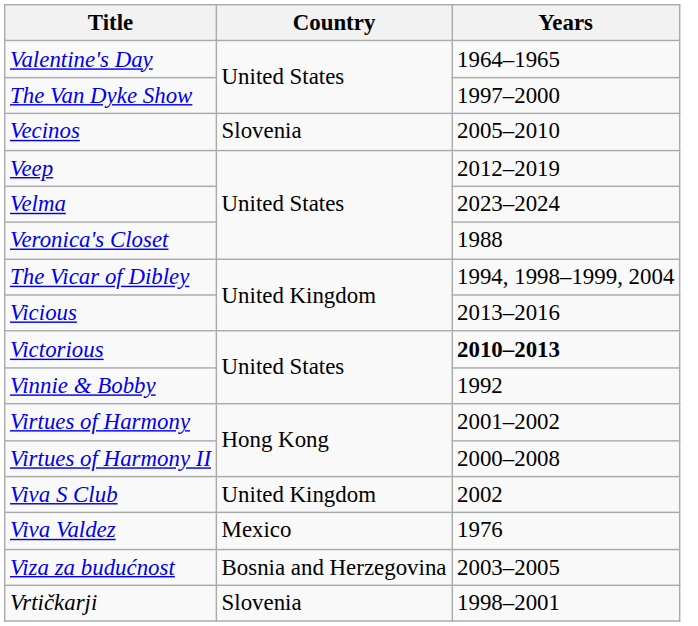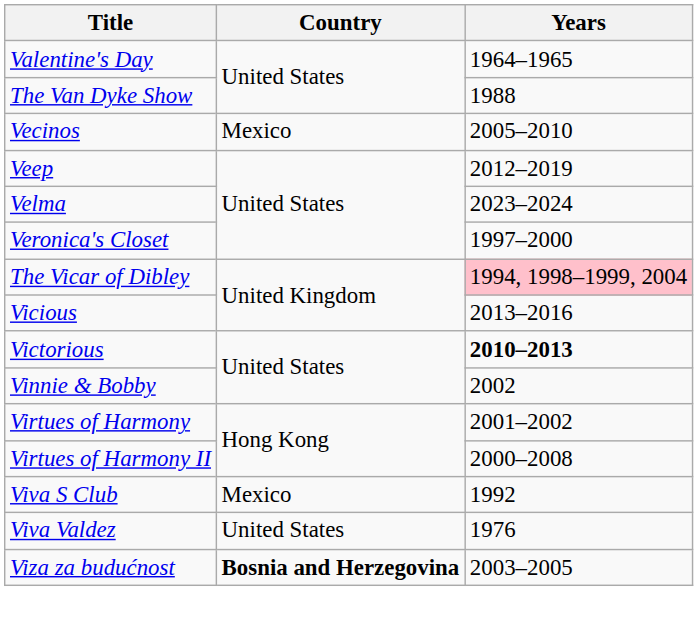(508, 95) 1997–2000 -> (493, 95) 1988
(262, 131) Slovenia -> (257, 131) Mexico
(480, 240) 1988 -> (521, 240) 1997–2000
(566, 276) no background -> (579, 276) pink background
(480, 385) 1992 -> (493, 385) 2002
(299, 494) United Kingdom -> (257, 494) Mexico
(480, 494) 2002 -> (493, 494) 1992
(257, 530) Mexico -> (283, 530) United States
(334, 566) normal -> (340, 566) bold
- row: (54, 603)
